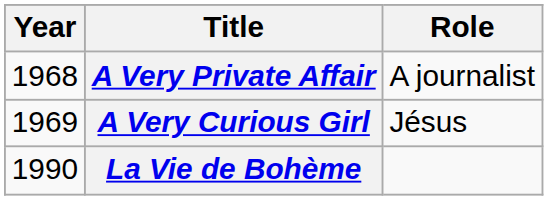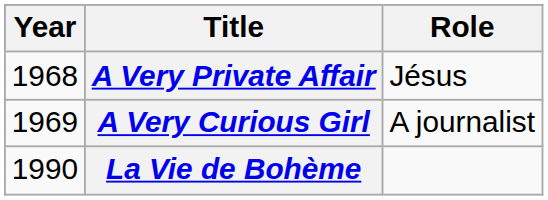(462, 75) A journalist -> (428, 75) Jésus
(428, 122) Jésus -> (462, 122) A journalist
